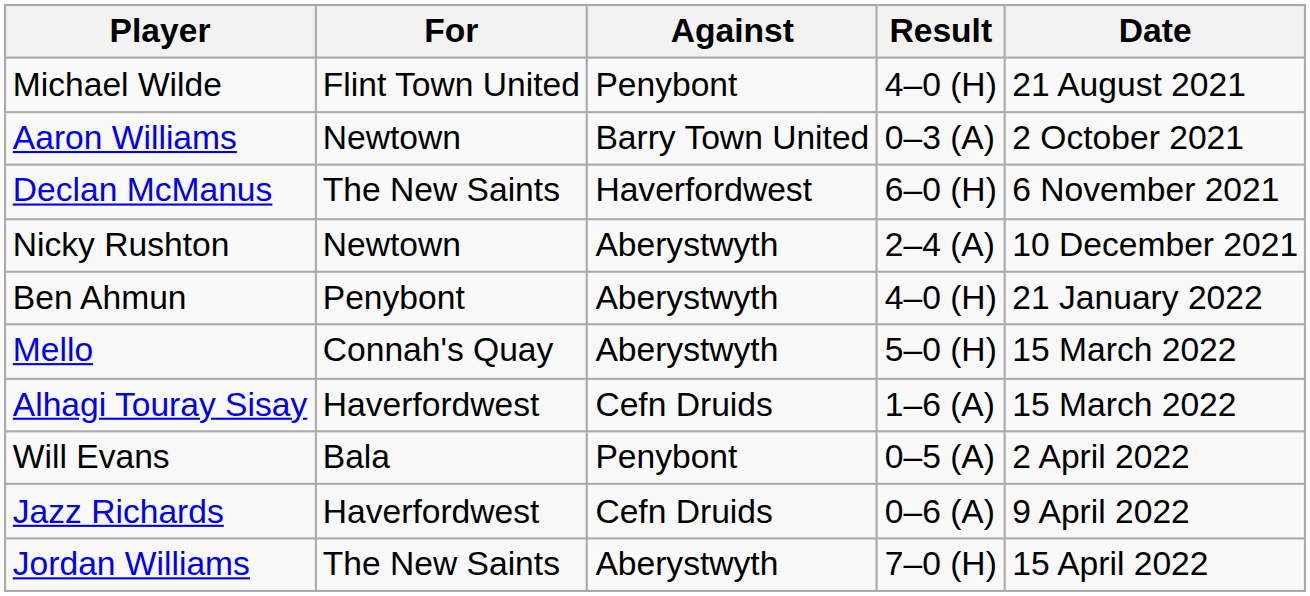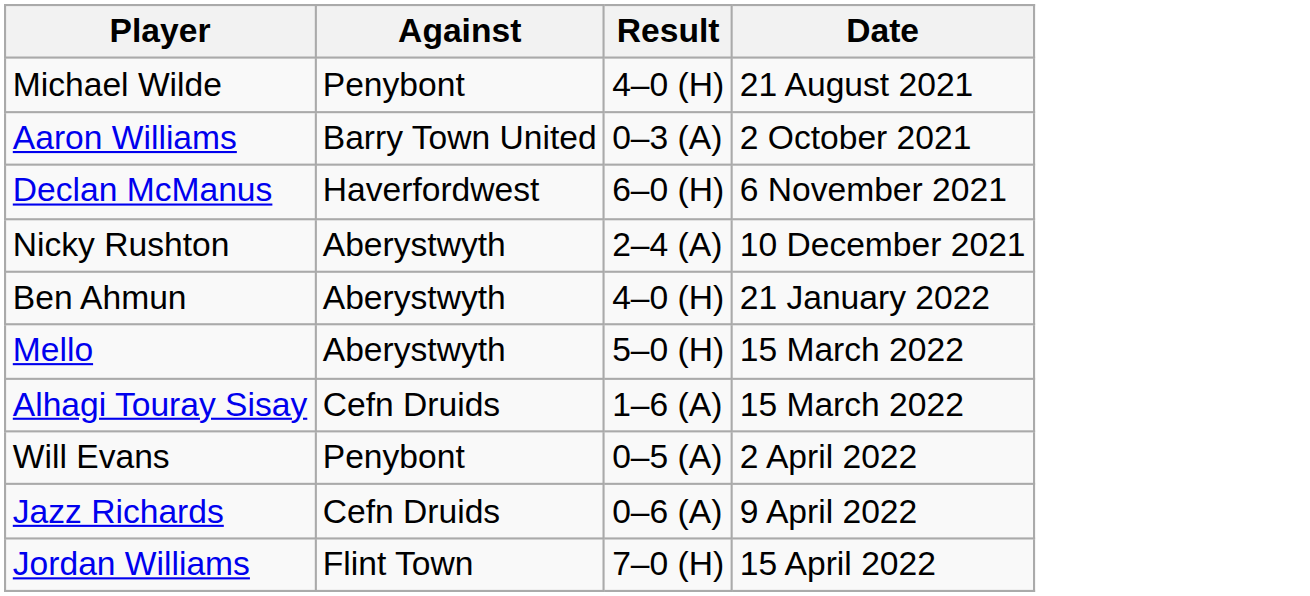- column: (451, 31)
(687, 564) Aberystwyth -> (398, 564) Flint Town
